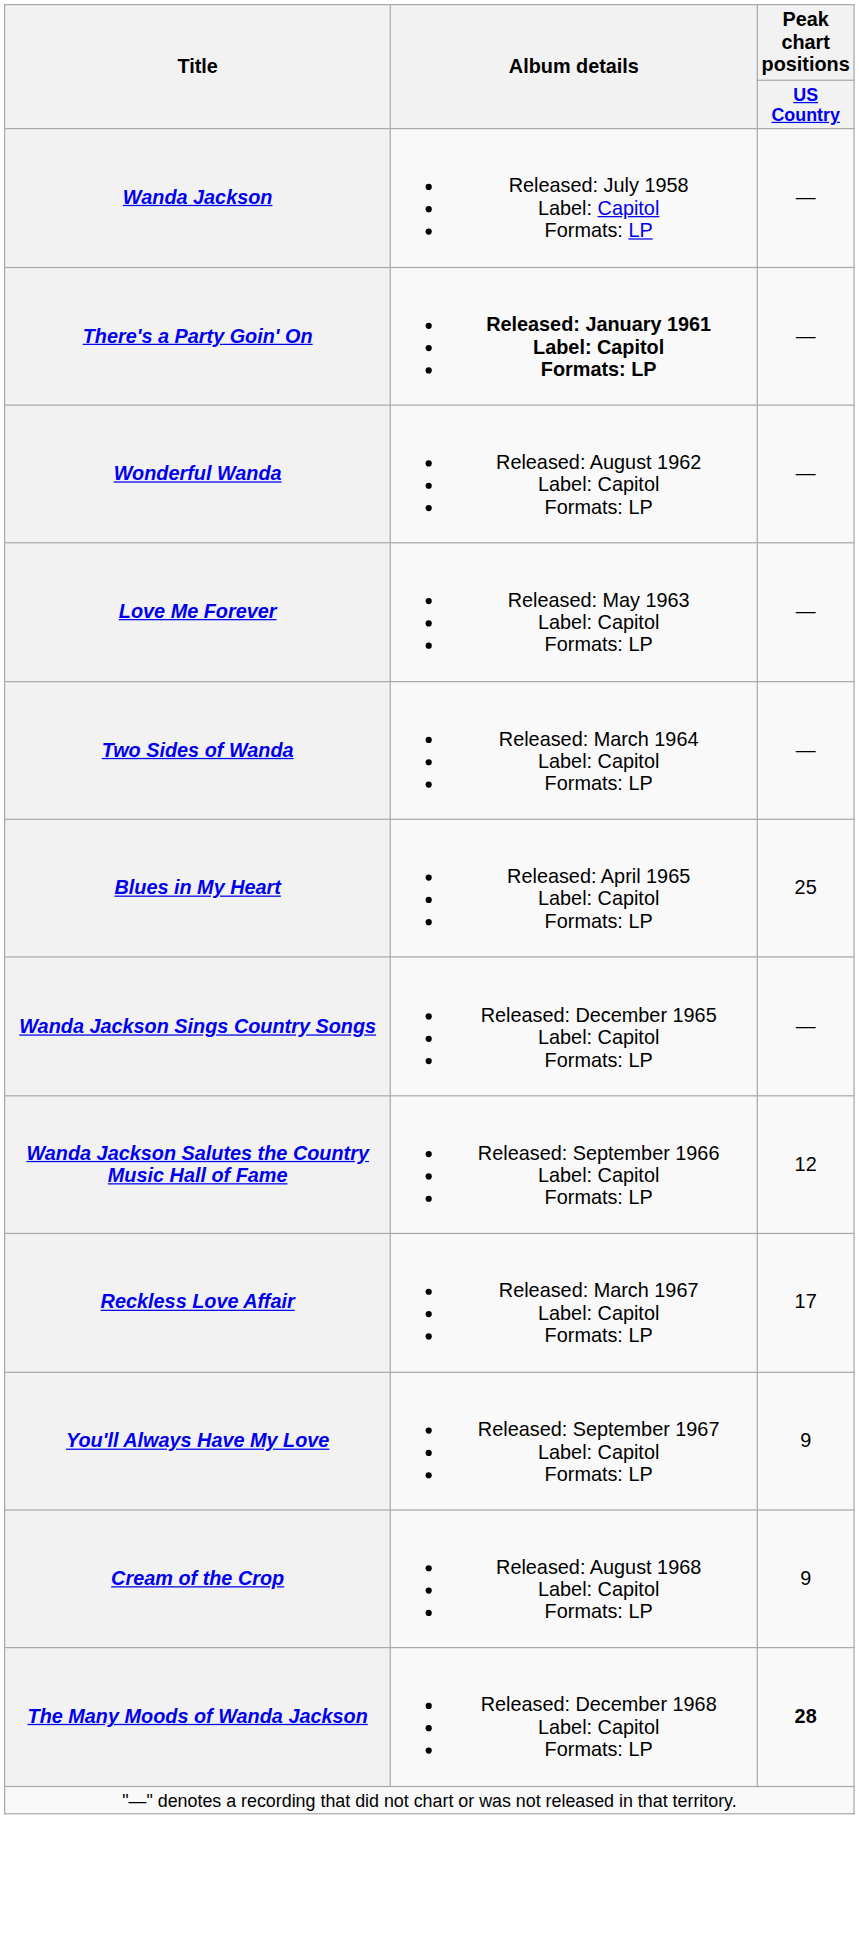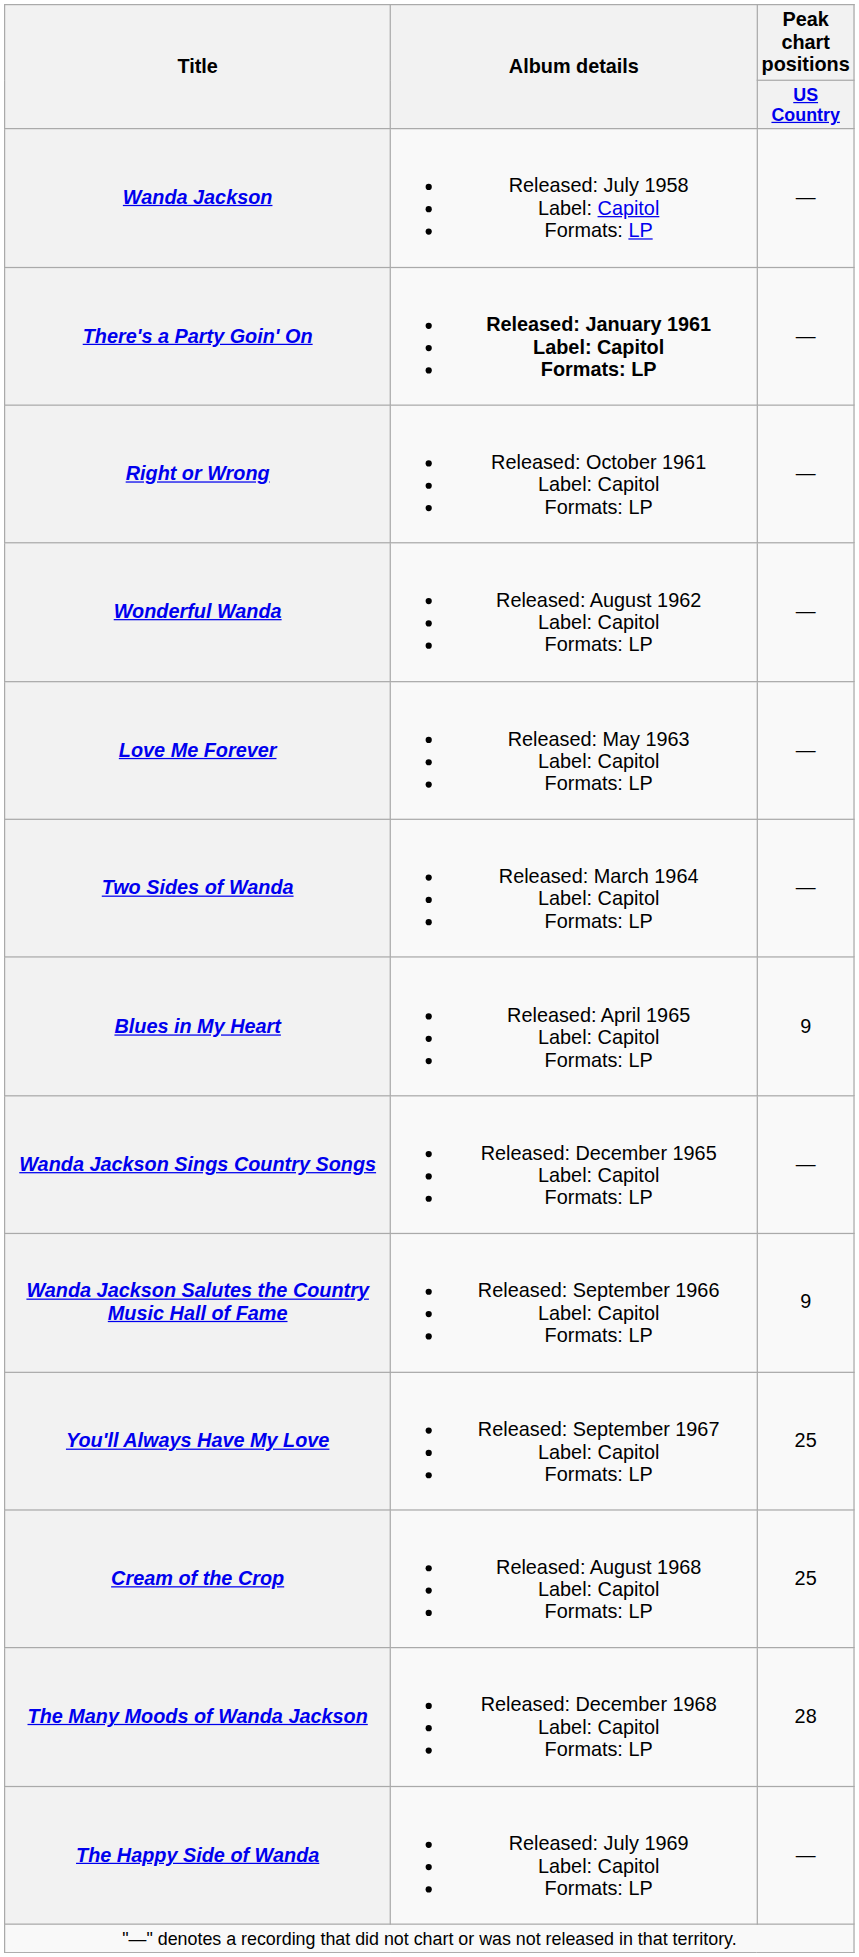+ row: (198, 473)
(806, 888) 25 -> (806, 1026) 9
(806, 1164) 12 -> (806, 1302) 9
- row: (198, 1302)
(806, 1440) 9 -> (806, 1440) 25
(806, 1578) 9 -> (806, 1578) 25
(806, 1716) bold -> (806, 1716) normal
+ row: (198, 1854)
